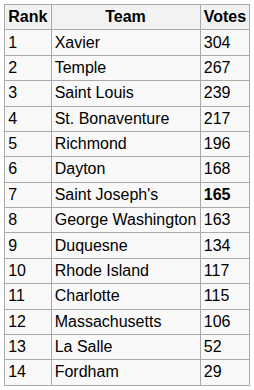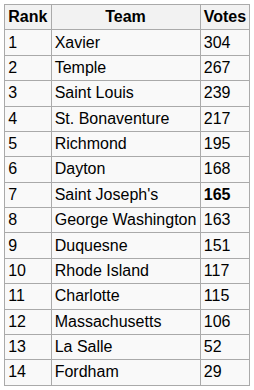(217, 144) 196 -> (217, 144) 195
(217, 245) 134 -> (217, 245) 151
